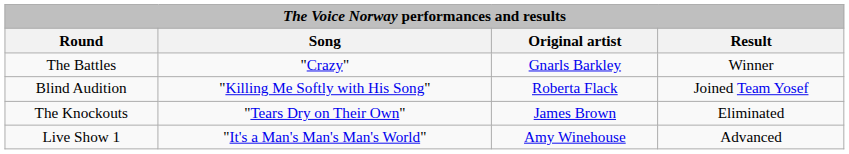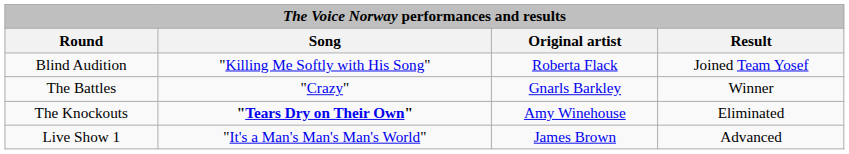rows swapped: (81, 88) <-> (81, 64)
(325, 112) normal -> (325, 112) bold
(575, 112) James Brown -> (575, 112) Amy Winehouse
(575, 137) Amy Winehouse -> (575, 137) James Brown
